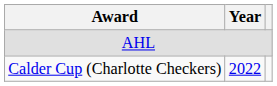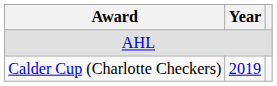(245, 68) 2022 -> (245, 68) 2019
